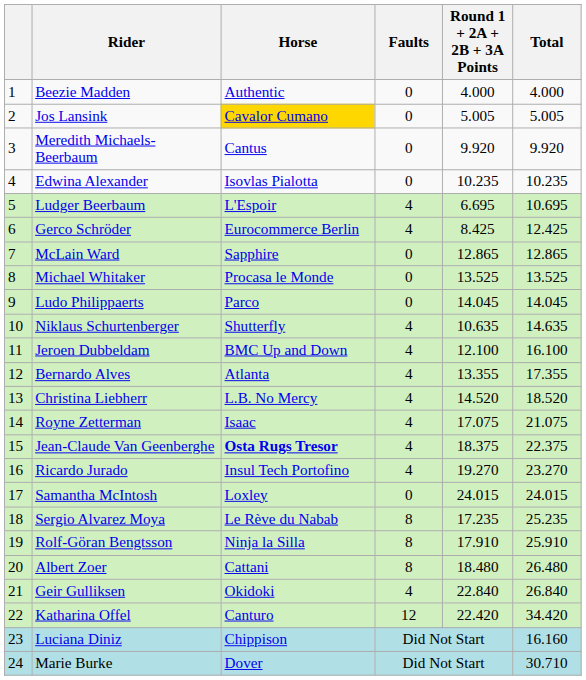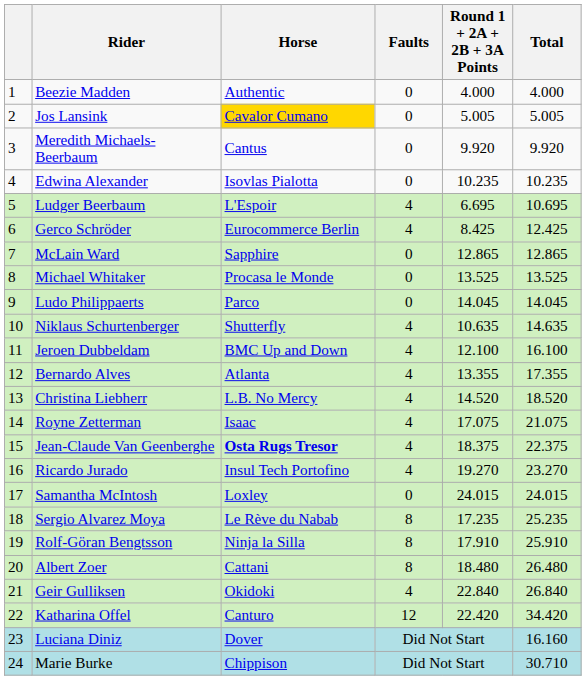(256, 639) Chippison -> (244, 639) Dover
(244, 663) Dover -> (256, 663) Chippison
